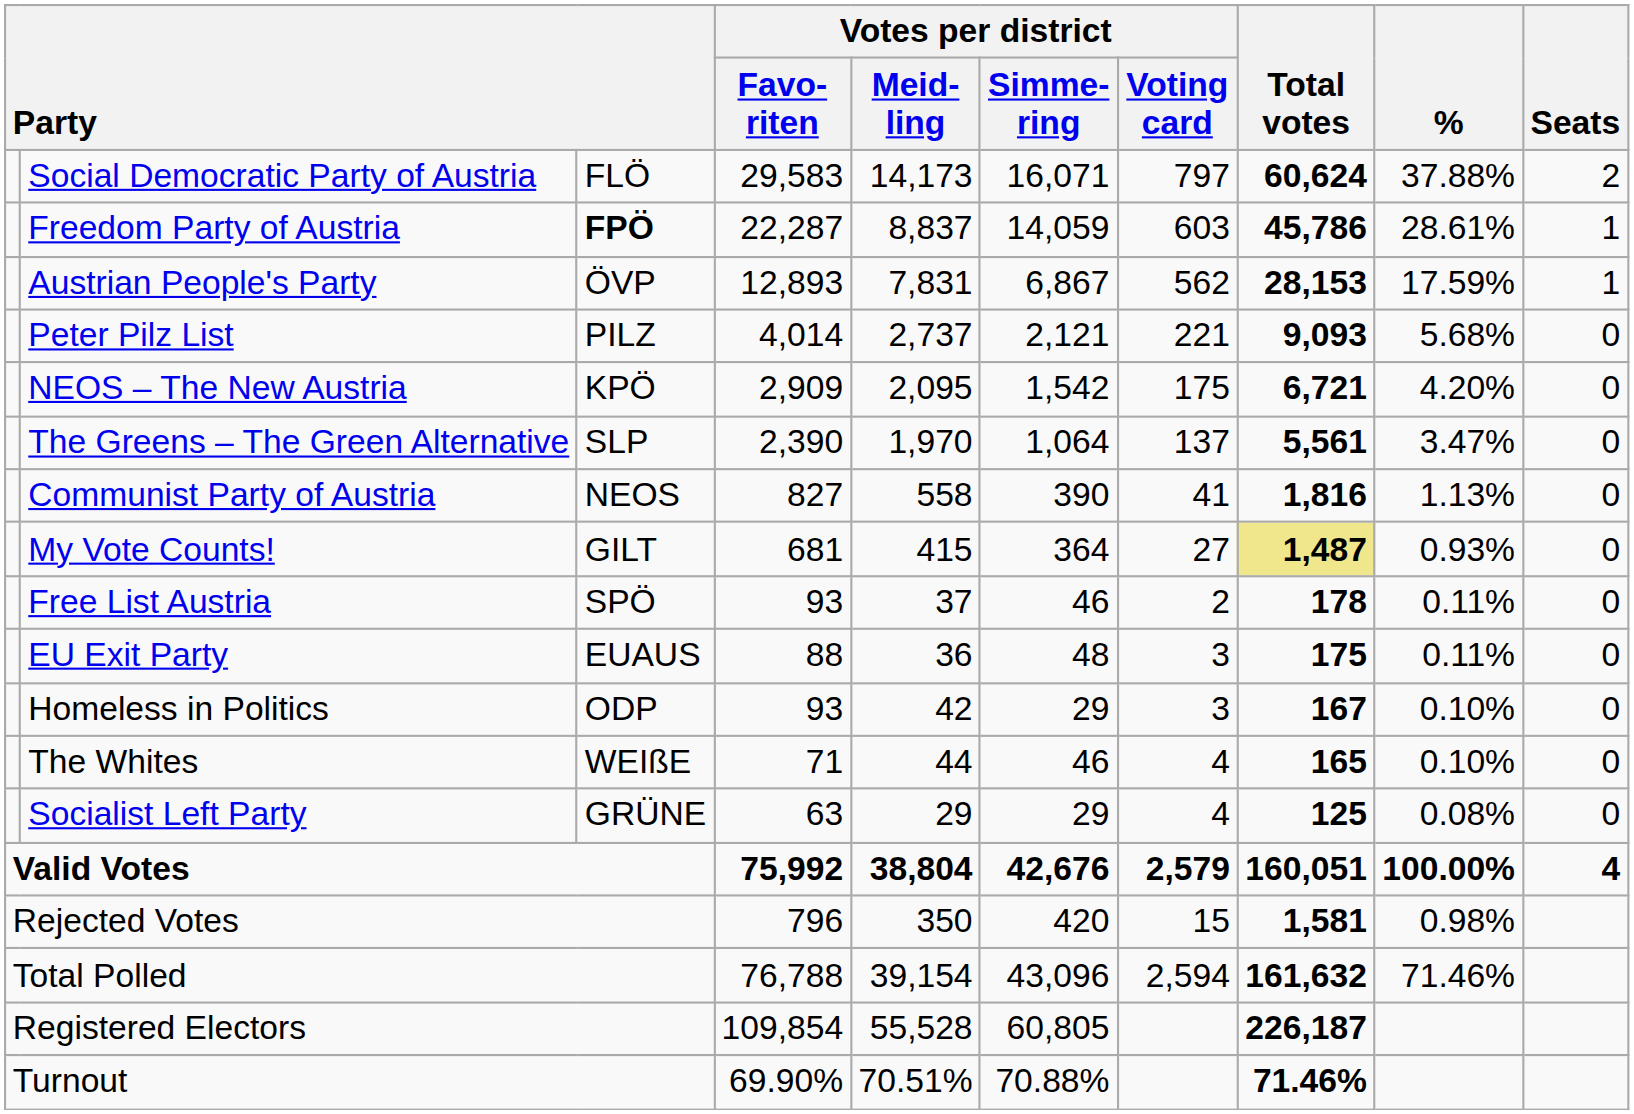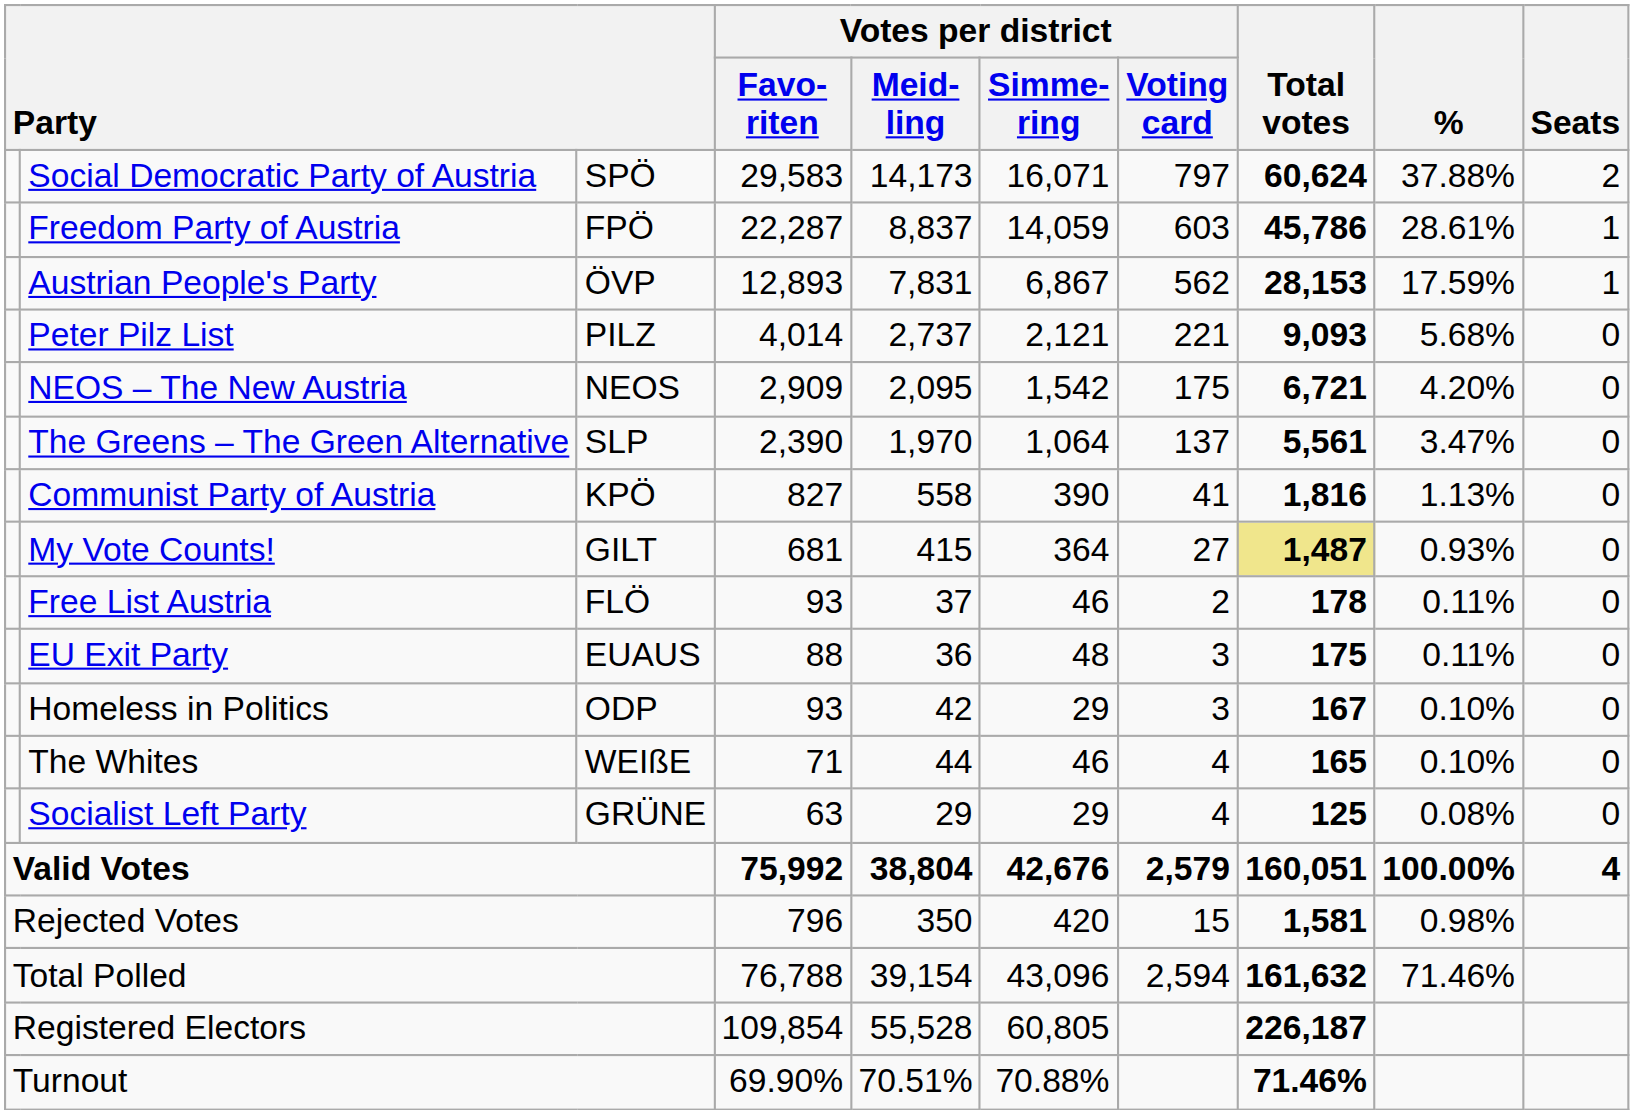(617, 175) FLÖ -> (620, 175) SPÖ
(619, 228) bold -> (619, 228) normal
(620, 388) KPÖ -> (632, 388) NEOS
(632, 495) NEOS -> (620, 495) KPÖ
(620, 601) SPÖ -> (617, 601) FLÖ
